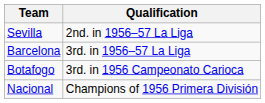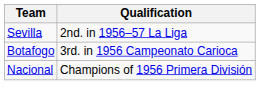- row: (34, 51)
